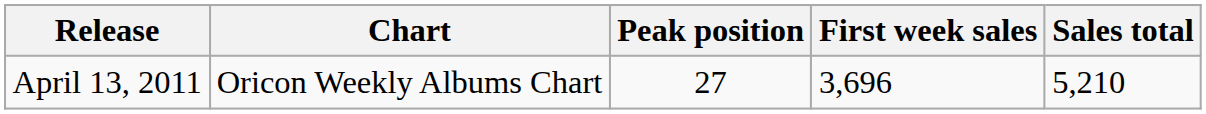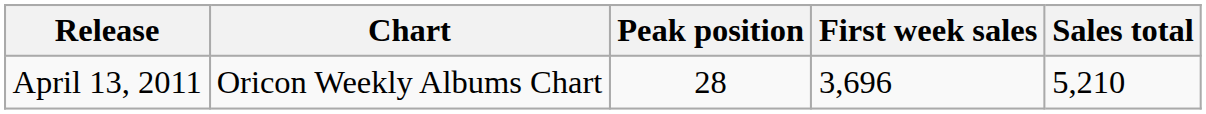(711, 81) 27 -> (711, 81) 28
